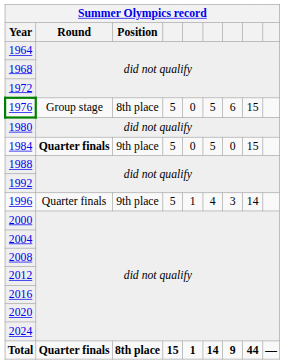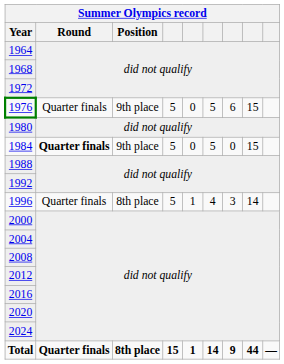(74, 107) Group stage -> (74, 107) Quarter finals
(137, 107) 8th place -> (137, 107) 9th place
(137, 201) 9th place -> (137, 201) 8th place
